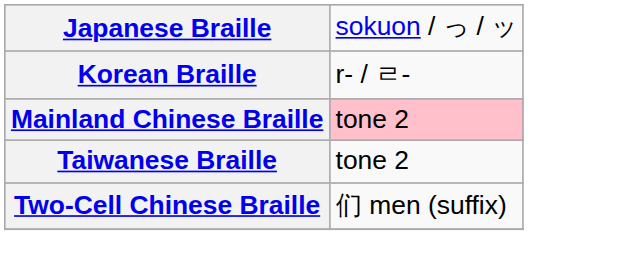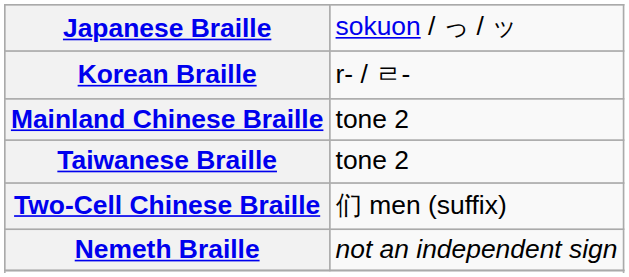(372, 119) pink background -> (372, 119) no background
+ row: (167, 249)
